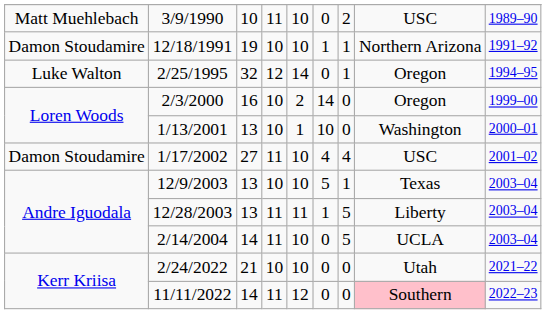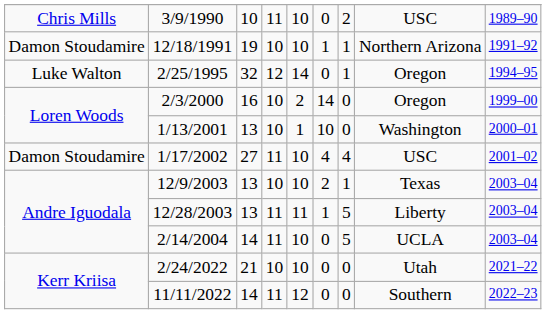(77, 18) Matt Muehlebach -> (77, 18) Chris Mills
(325, 184) 5 -> (325, 184) 2
(420, 294) pink background -> (420, 294) no background
